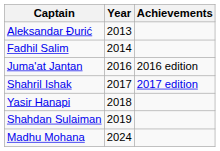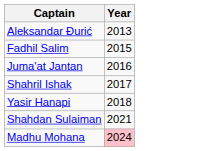- column: (175, 13)
(119, 48) 2014 -> (119, 48) 2015
(119, 119) 2019 -> (119, 119) 2021
(119, 137) no background -> (119, 137) pink background
